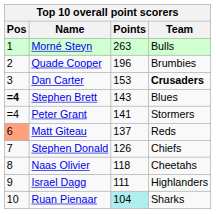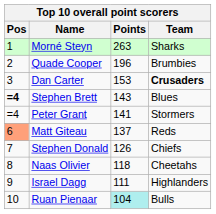(163, 47) Bulls -> (168, 47) Sharks
(168, 200) Sharks -> (163, 200) Bulls
